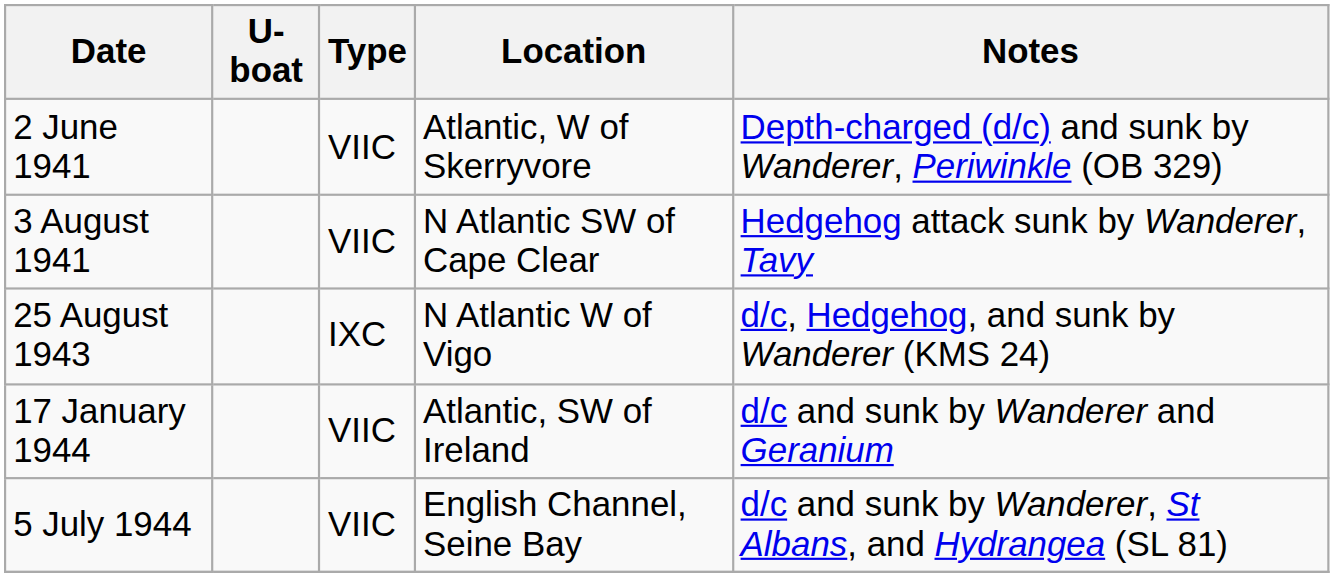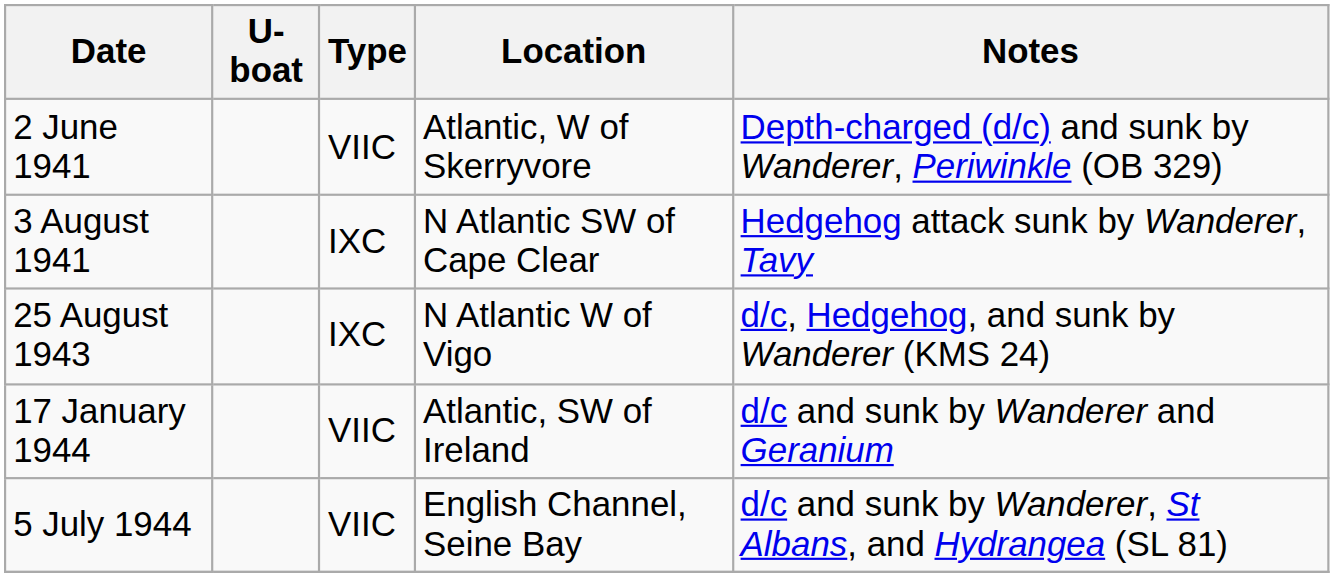(362, 240) VIIC -> (357, 240) IXC
